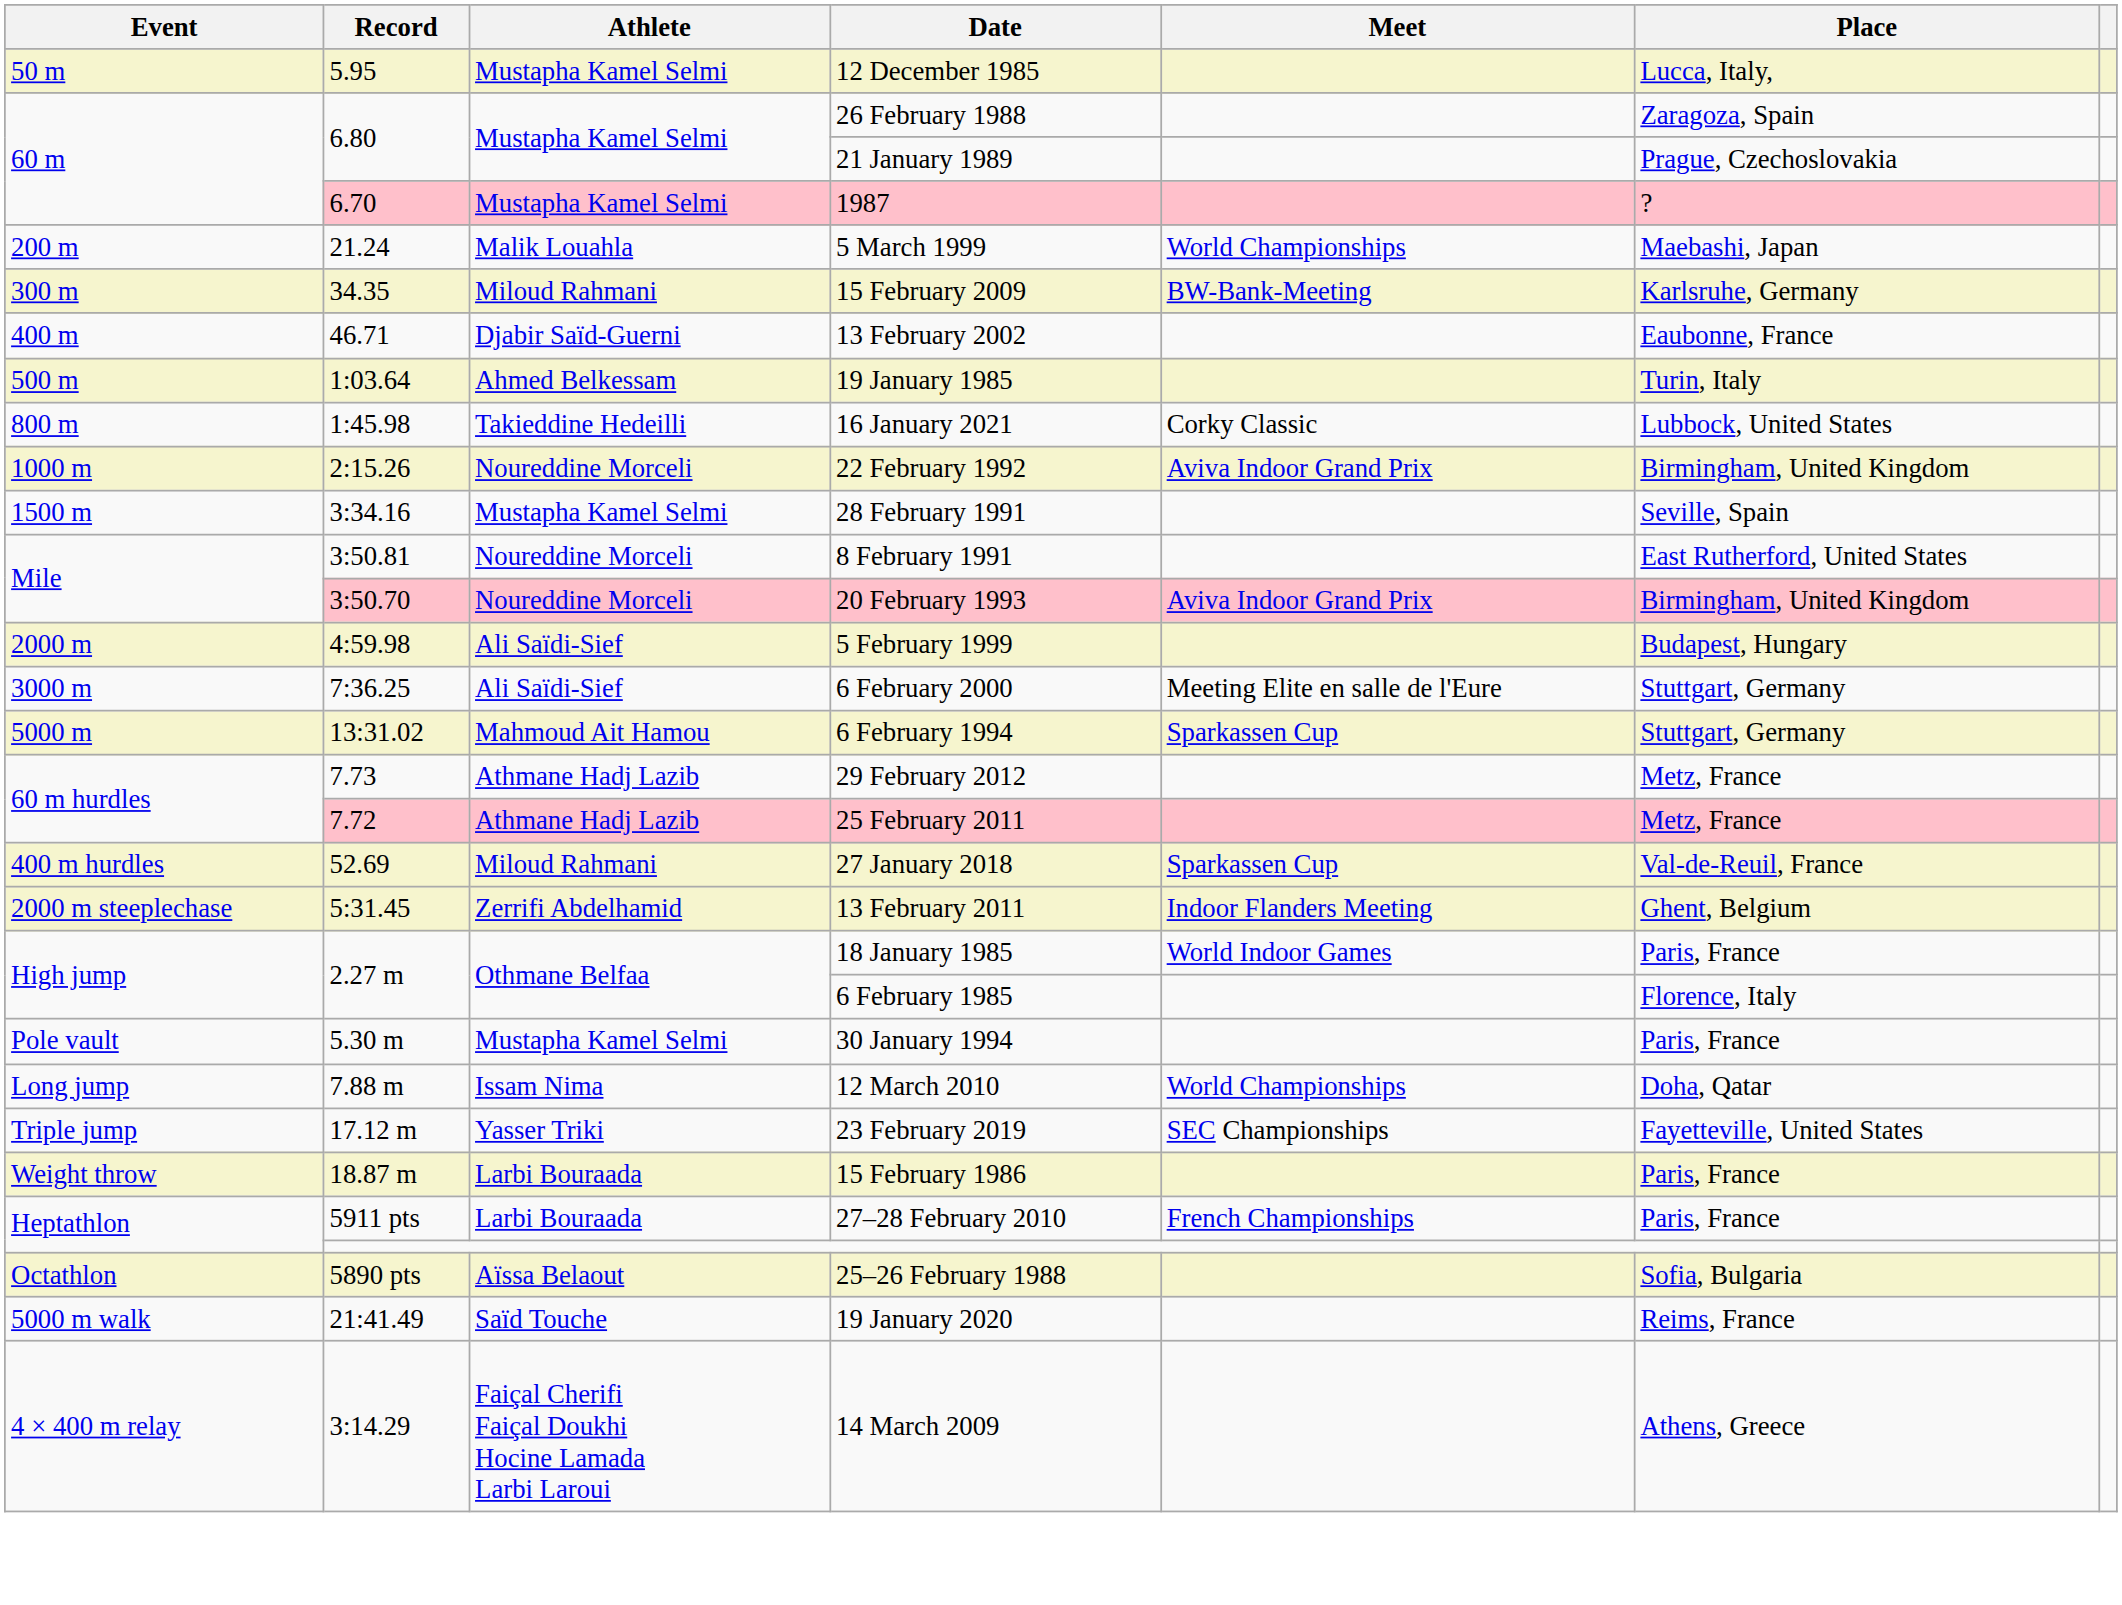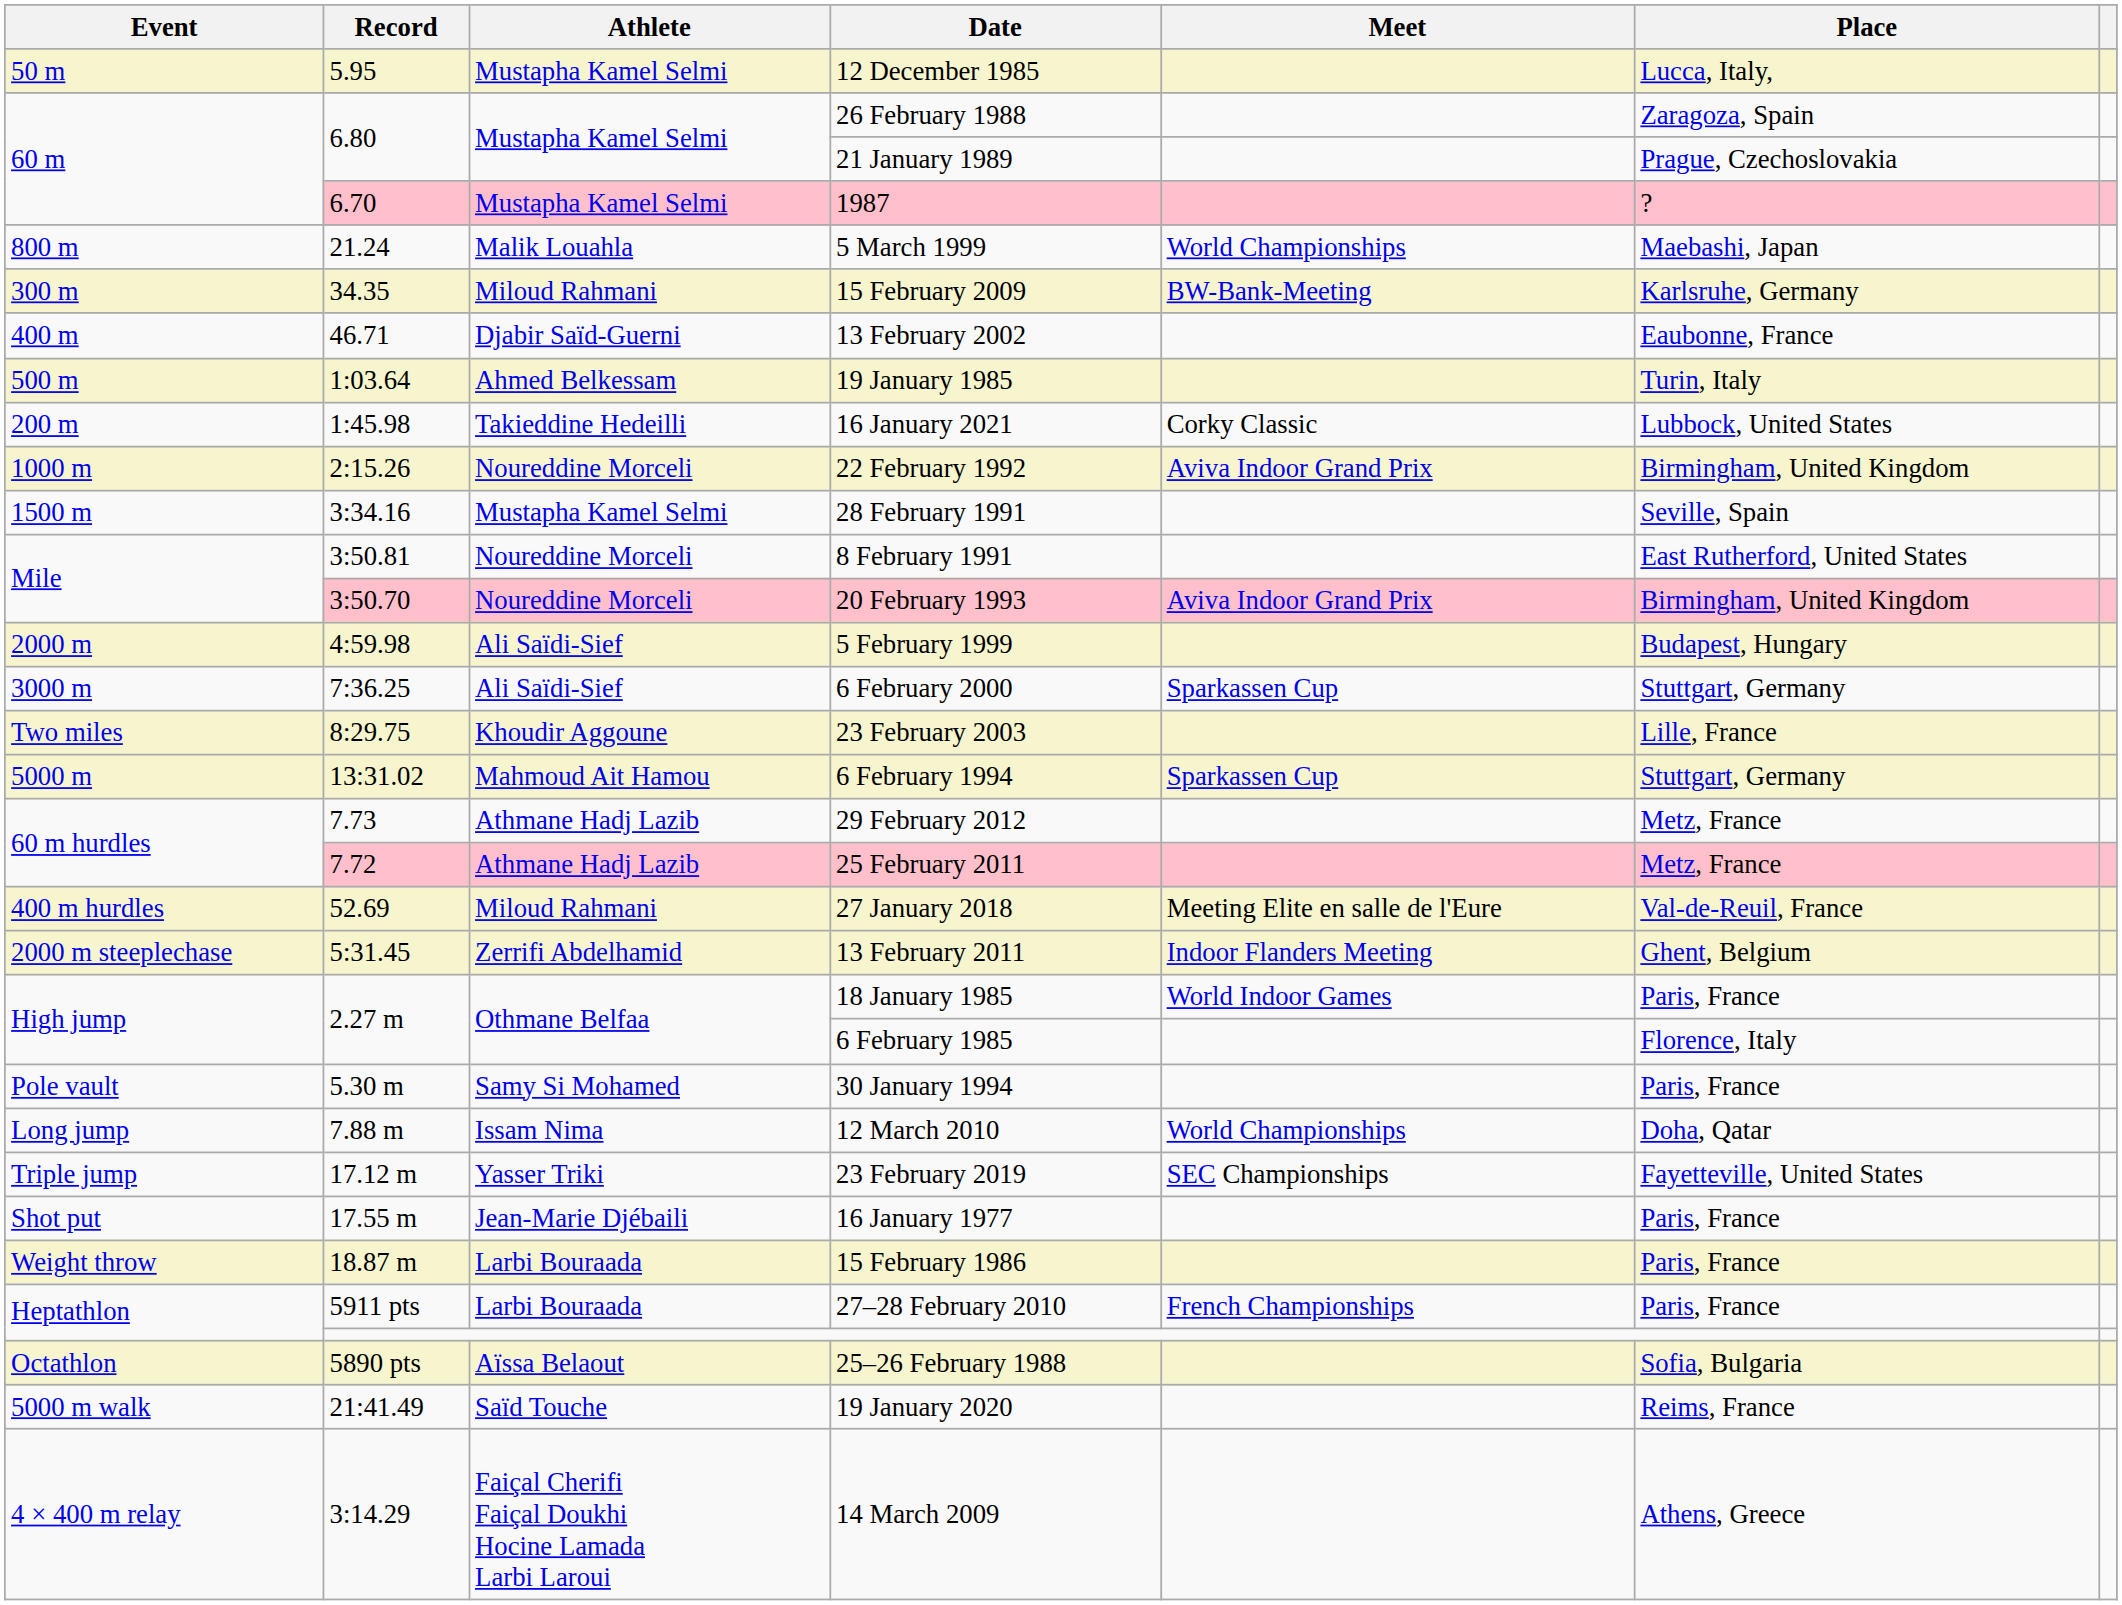(45, 247) 200 m -> (45, 247) 800 m
(45, 423) 800 m -> (45, 423) 200 m
(1334, 688) Meeting Elite en salle de l'Eure -> (1252, 688) Sparkassen Cup
+ row: (931, 732)
(1252, 864) Sparkassen Cup -> (1334, 908) Meeting Elite en salle de l'Eure
(601, 1041) Mustapha Kamel Selmi -> (578, 1085) Samy Si Mohamed
+ row: (924, 1217)
